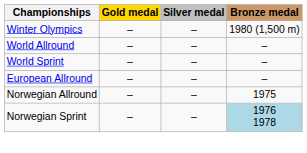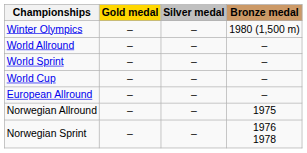+ row: (31, 78)
(264, 117) lightblue background -> (264, 134) no background
